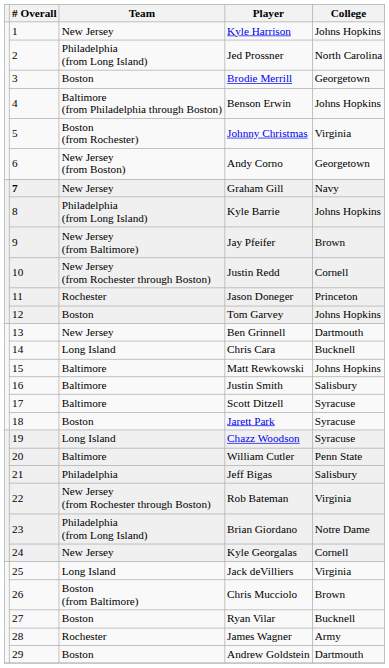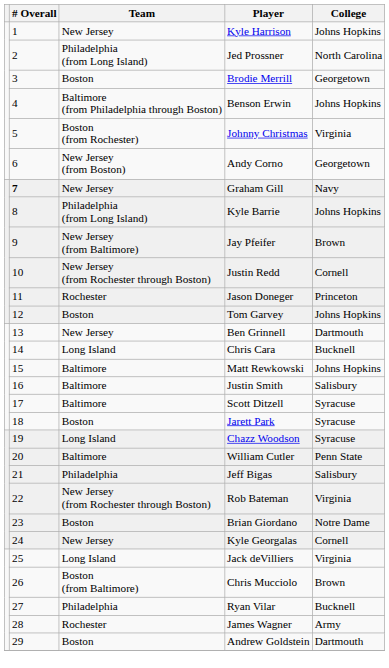(105, 529) Philadelphia (from Long Island) -> (78, 522) Boston
(78, 618) Boston -> (90, 606) Philadelphia
